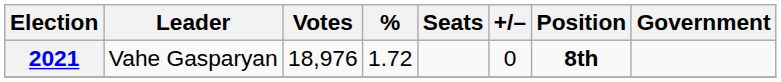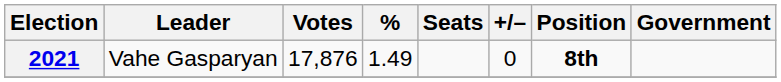(323, 58) 18,976 -> (323, 58) 17,876
(390, 58) 1.72 -> (390, 58) 1.49
